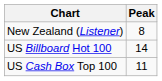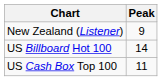(142, 31) 8 -> (142, 31) 9
